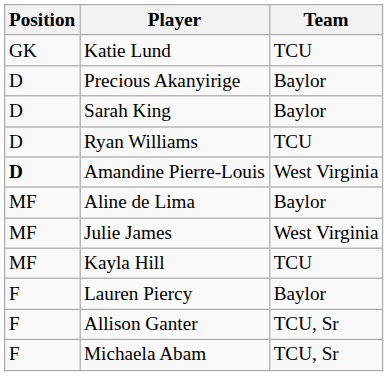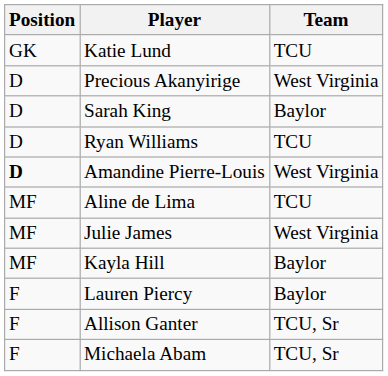(300, 80) Baylor -> (326, 80) West Virginia
(300, 202) Baylor -> (293, 202) TCU
(293, 263) TCU -> (300, 263) Baylor
